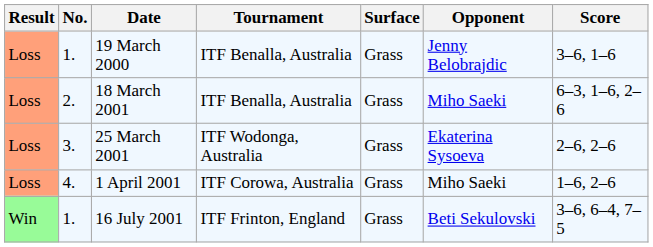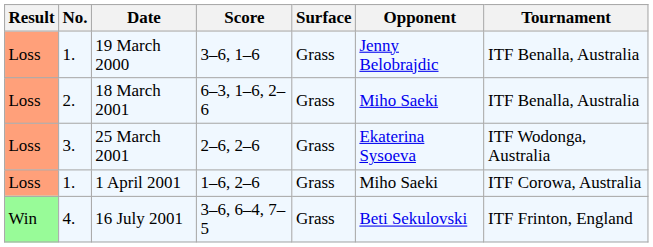columns swapped: (278, 17) <-> (600, 17)
(69, 182) 4. -> (69, 182) 1.
(69, 219) 1. -> (69, 219) 4.
